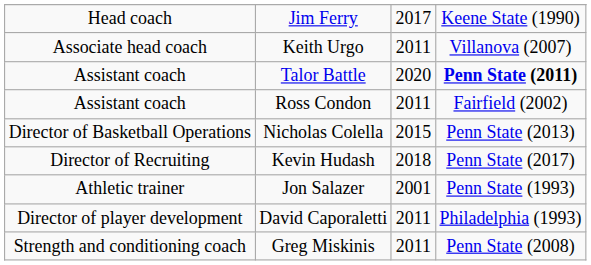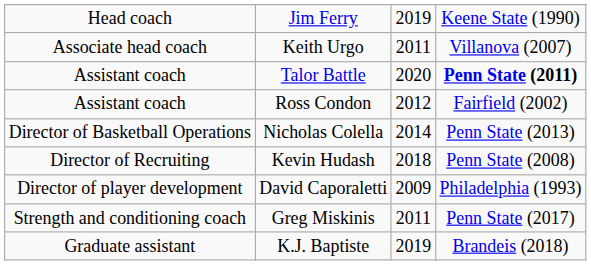(413, 18) 2017 -> (413, 18) 2019
(413, 103) 2011 -> (413, 103) 2012
(413, 132) 2015 -> (413, 132) 2014
(510, 160) Penn State (2017) -> (510, 160) Penn State (2008)
- row: (323, 189)
(413, 217) 2011 -> (413, 189) 2009
(510, 246) Penn State (2008) -> (510, 217) Penn State (2017)
+ row: (323, 246)
